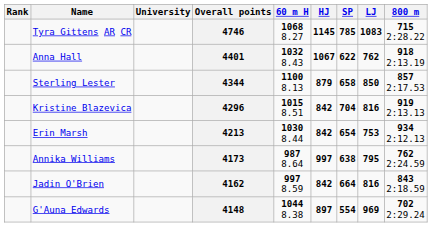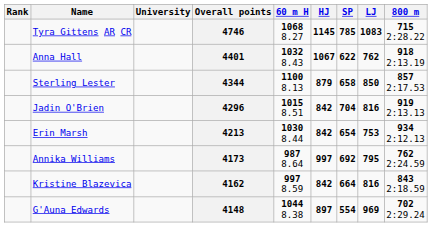(82, 108) Kristine Blazevica -> (68, 108) Jadin O'Brien
(348, 159) 638 -> (348, 159) 692
(68, 184) Jadin O'Brien -> (82, 184) Kristine Blazevica
